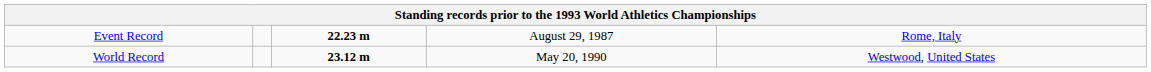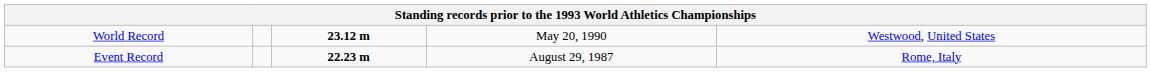rows swapped: (128, 56) <-> (128, 35)
